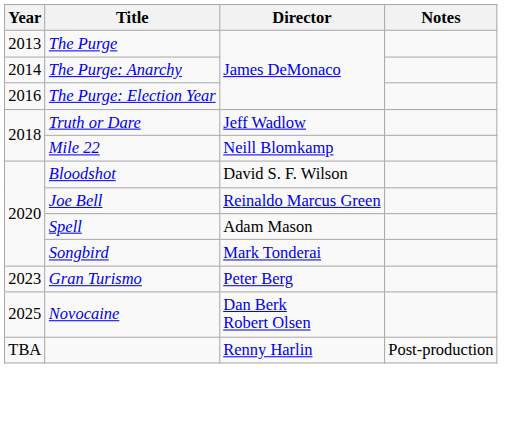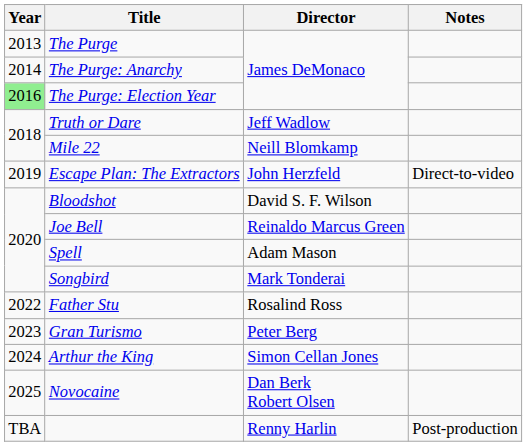(25, 95) no background -> (25, 95) lightgreen background
+ row: (144, 174)
+ row: (84, 305)
+ row: (101, 357)
